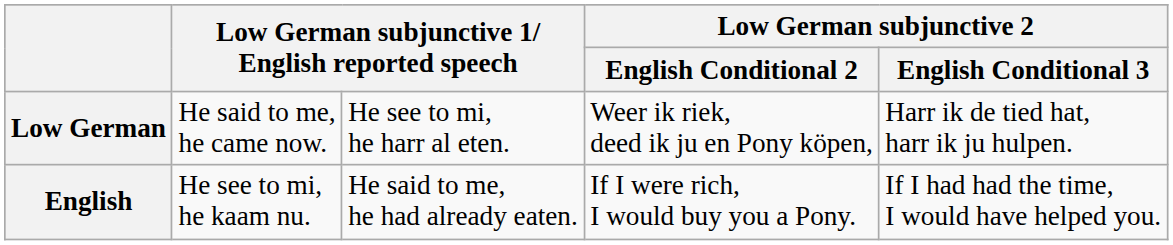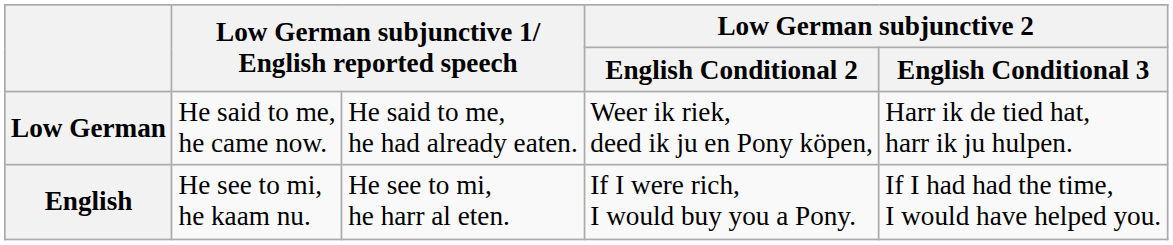(429, 127) He see to mi, he harr al eten. -> (463, 127) He said to me, he had already eaten.
(463, 201) He said to me, he had already eaten. -> (429, 201) He see to mi, he harr al eten.
